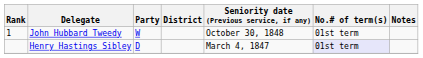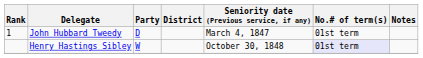(138, 33) W -> (138, 33) D
(245, 33) October 30, 1848 -> (238, 33) March 4, 1847
(138, 46) D -> (138, 46) W
(238, 46) March 4, 1847 -> (245, 46) October 30, 1848
